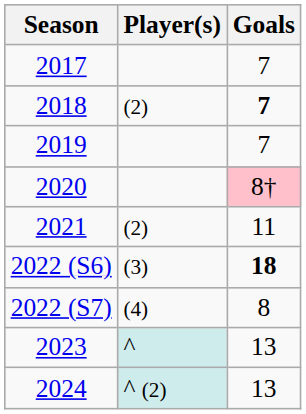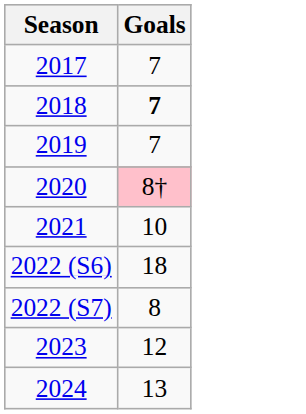- column: (172, 24)
(264, 226) 11 -> (155, 226) 10
(264, 266) bold -> (155, 266) normal
(264, 347) 13 -> (155, 347) 12
